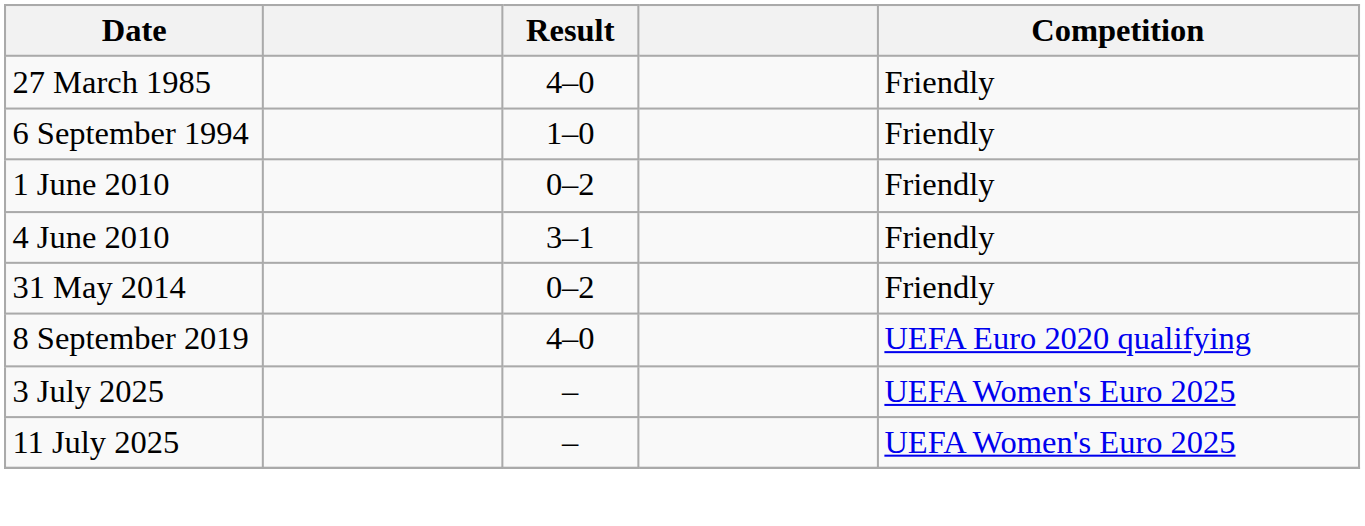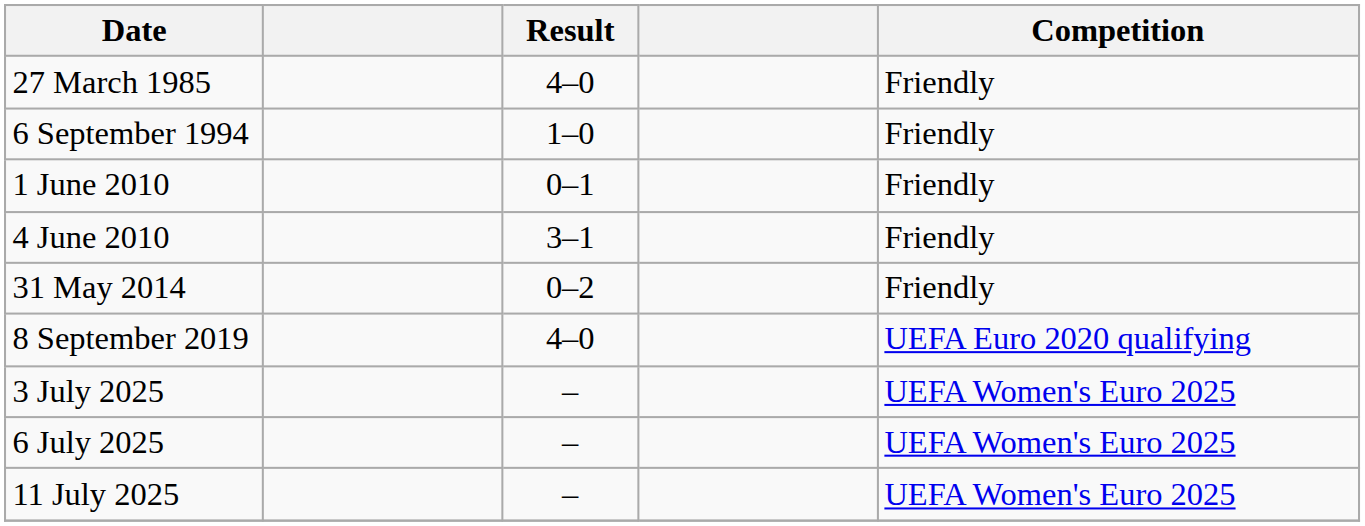(570, 184) 0–2 -> (570, 184) 0–1
+ row: (88, 442)
